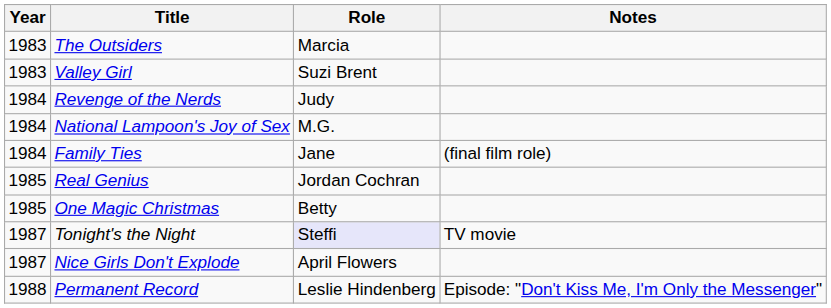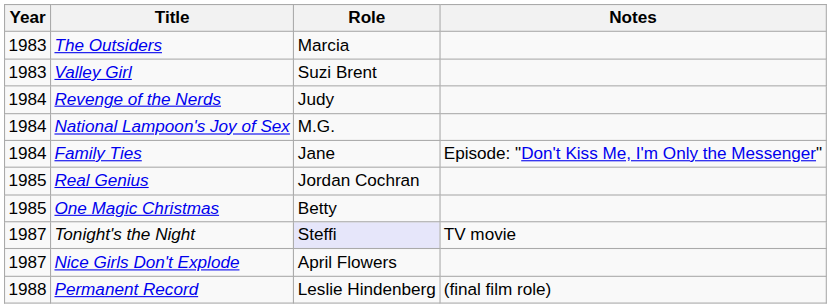(497, 153) (final film role) -> (633, 153) Episode: "Don't Kiss Me, I'm Only the Messenger"
(633, 289) Episode: "Don't Kiss Me, I'm Only the Messenger" -> (497, 289) (final film role)
